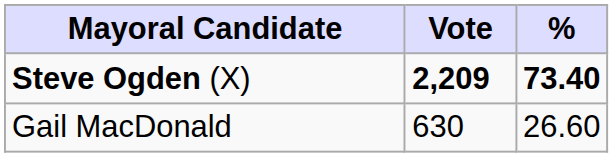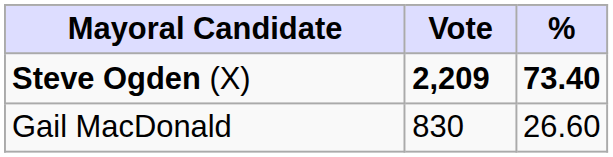(438, 126) 630 -> (438, 126) 830
